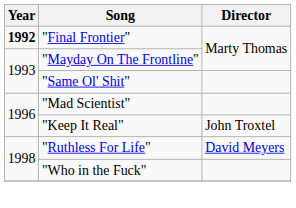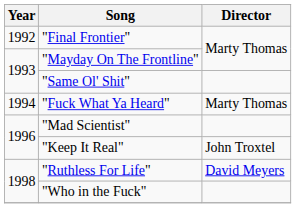(22, 37) bold -> (22, 37) normal
+ row: (106, 103)
